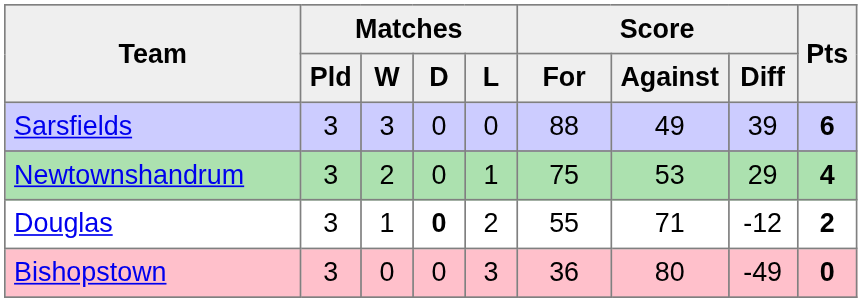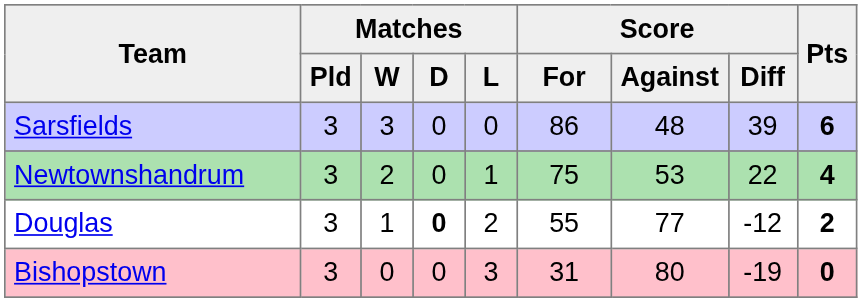(564, 126) 88 -> (564, 126) 86
(670, 126) 49 -> (670, 126) 48
(763, 175) 29 -> (763, 175) 22
(670, 223) 71 -> (670, 223) 77
(564, 272) 36 -> (564, 272) 31
(763, 272) -49 -> (763, 272) -19
